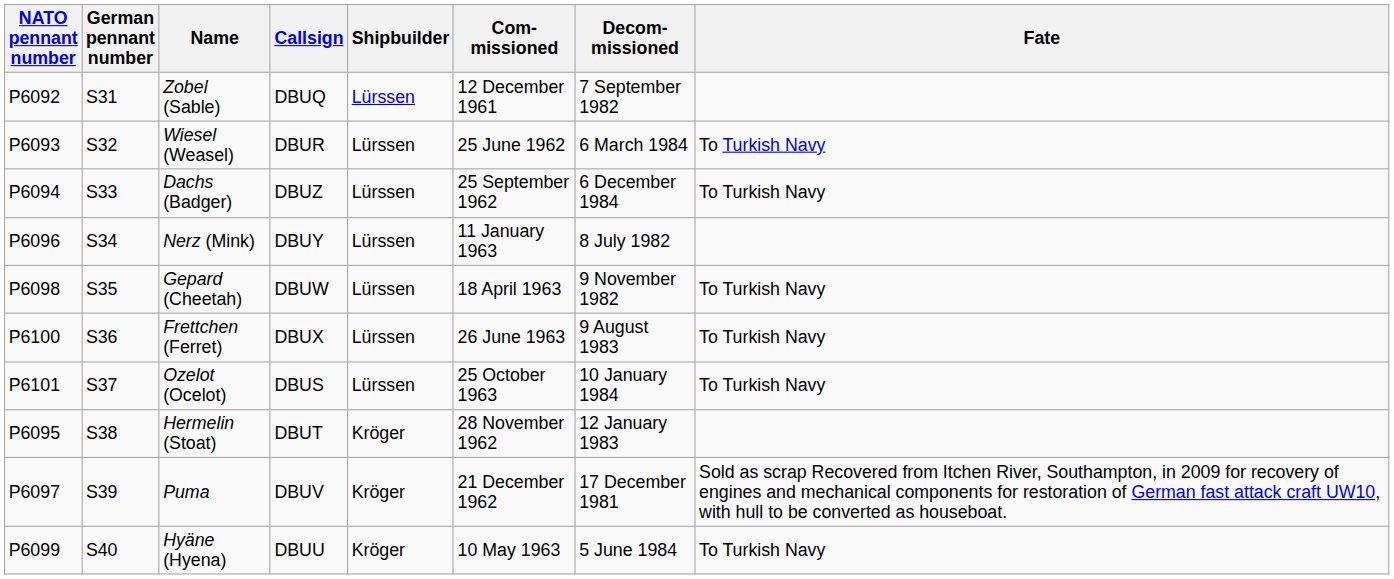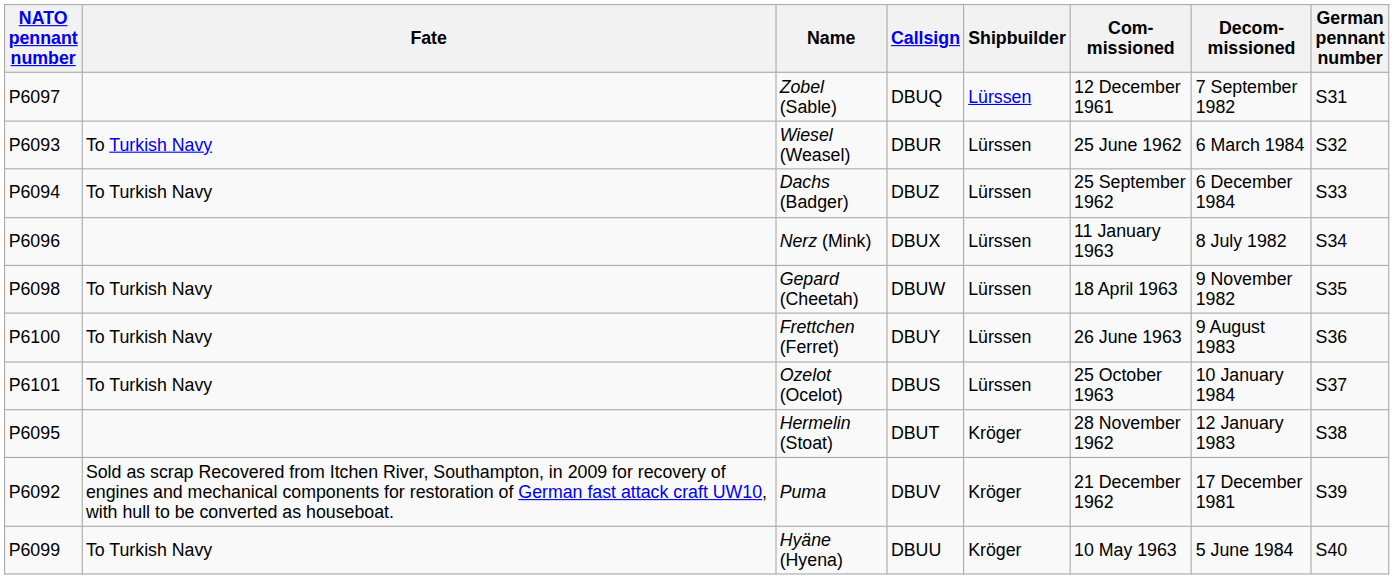columns swapped: (120, 38) <-> (1042, 38)
(34, 96) P6092 -> (34, 96) P6097
(299, 241) DBUY -> (916, 241) DBUX
(299, 337) DBUX -> (916, 337) DBUY
(34, 491) P6097 -> (34, 491) P6092
